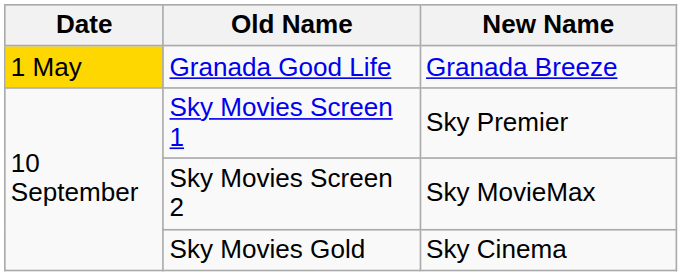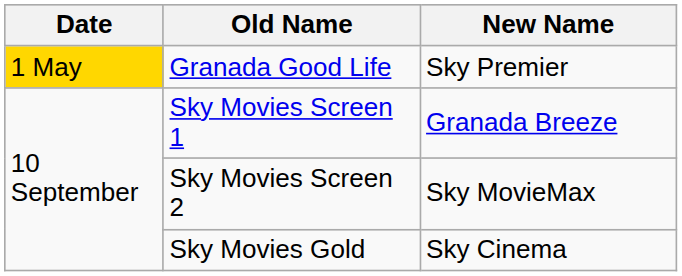(522, 66) Granada Breeze -> (497, 66) Sky Premier
(497, 122) Sky Premier -> (522, 122) Granada Breeze
